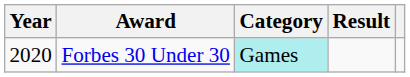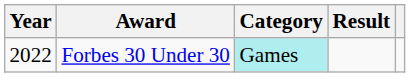(31, 54) 2020 -> (31, 54) 2022
